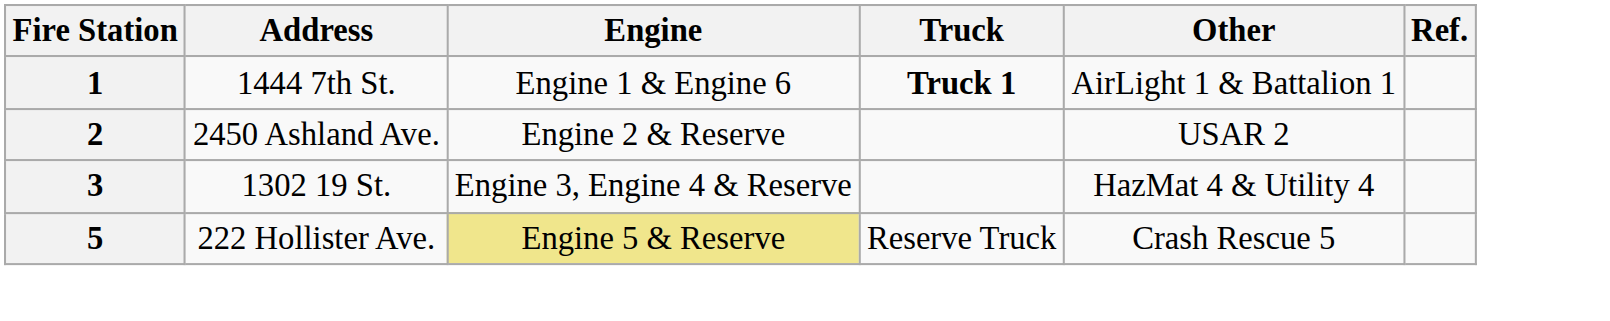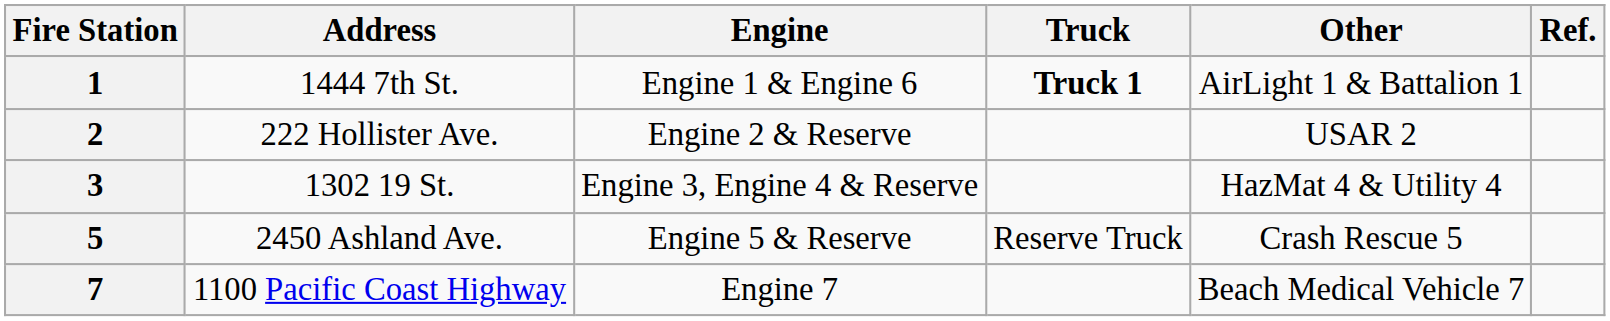(316, 133) 2450 Ashland Ave. -> (379, 133) 222 Hollister Ave.
(316, 237) 222 Hollister Ave. -> (379, 237) 2450 Ashland Ave.
(653, 237) khaki background -> (780, 237) no background
+ row: (95, 289)
